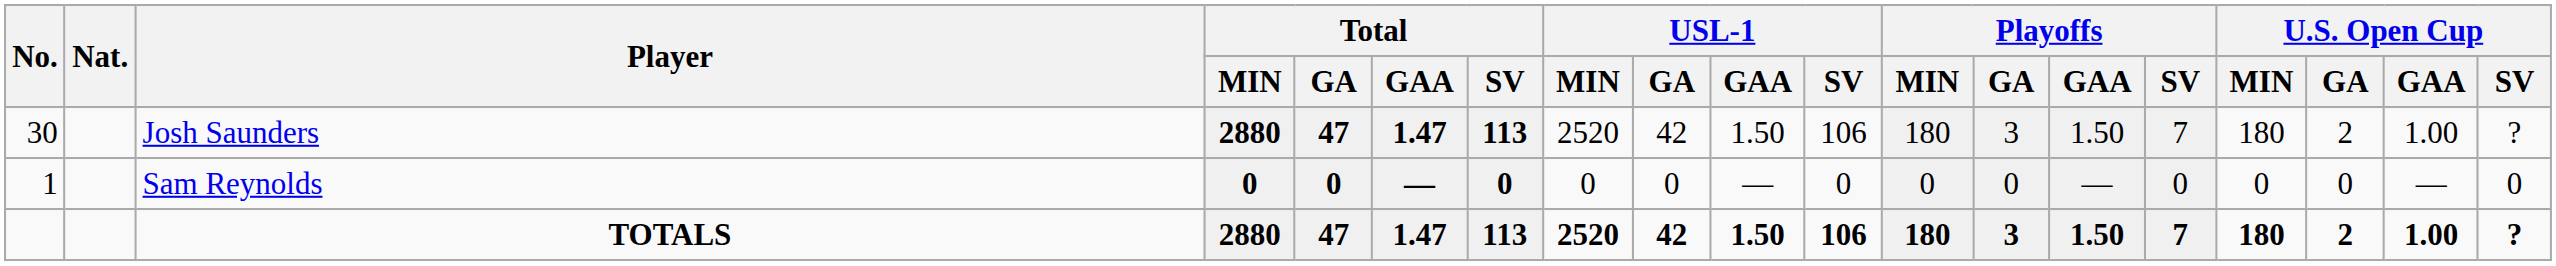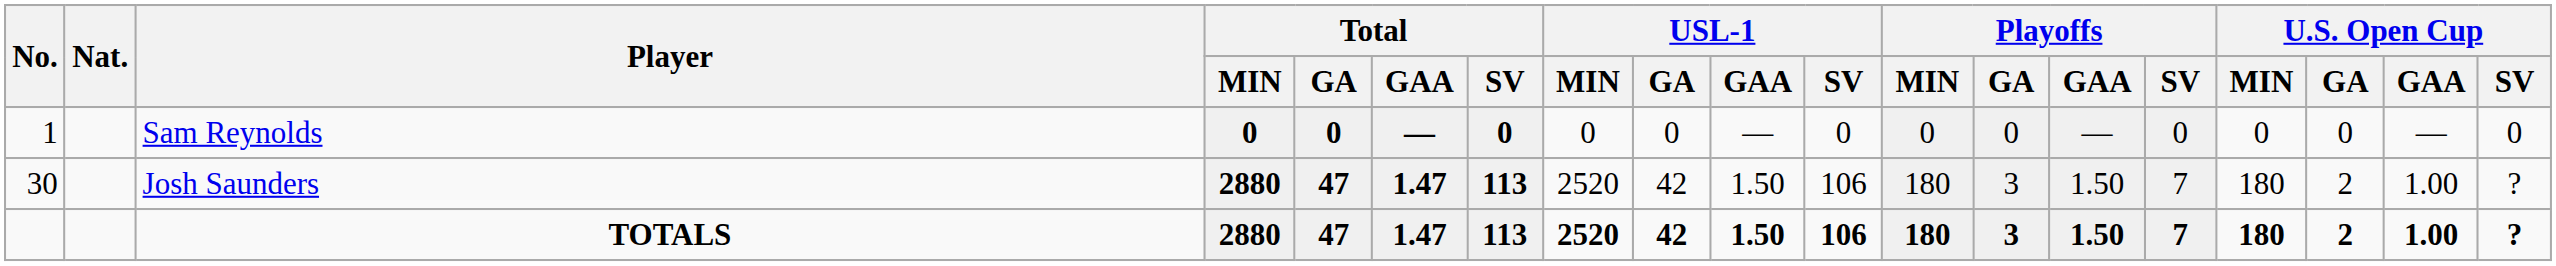rows swapped: (233, 183) <-> (231, 132)
